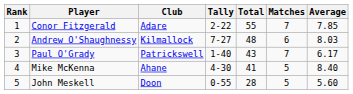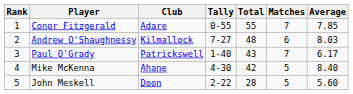(221, 26) 2-22 -> (221, 26) 0-55
(251, 68) 41 -> (251, 68) 42
(221, 82) 0-55 -> (221, 82) 2-22
